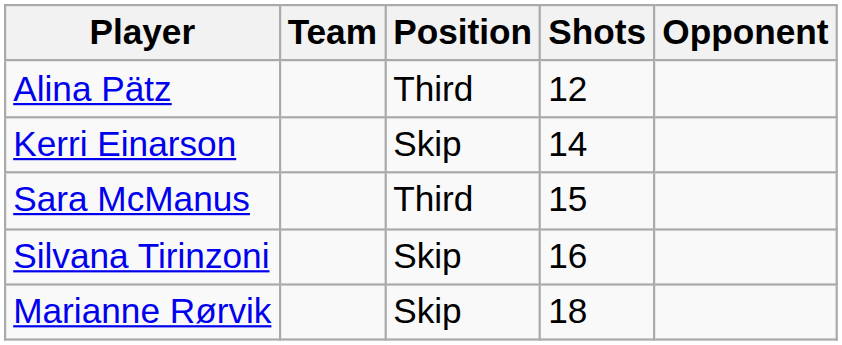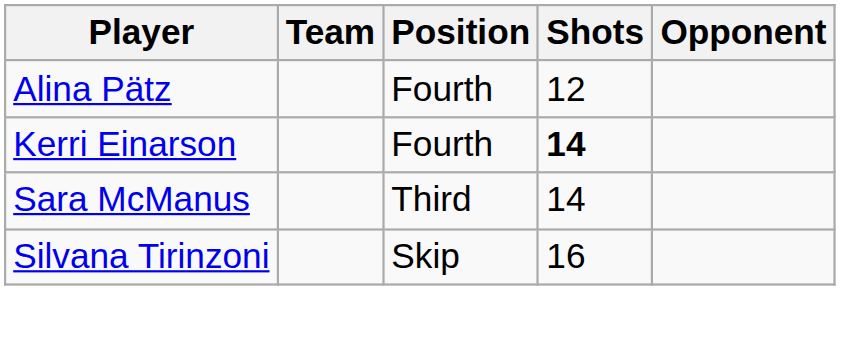(433, 88) Third -> (442, 88) Fourth
(427, 144) Skip -> (442, 144) Fourth
(568, 144) normal -> (566, 144) bold
(568, 199) 15 -> (566, 199) 14
- row: (142, 311)
